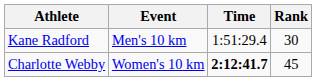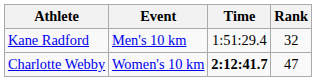(291, 40) 30 -> (291, 40) 32
(291, 64) 45 -> (291, 64) 47
